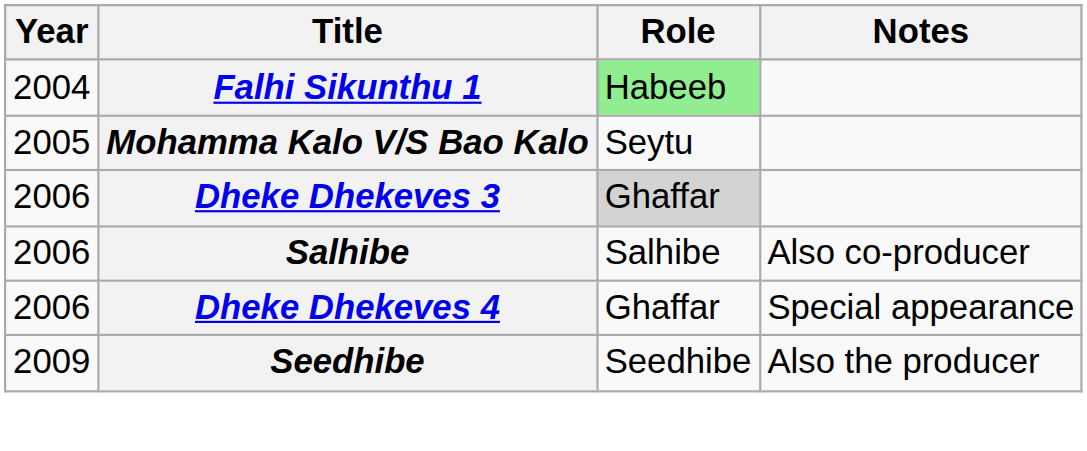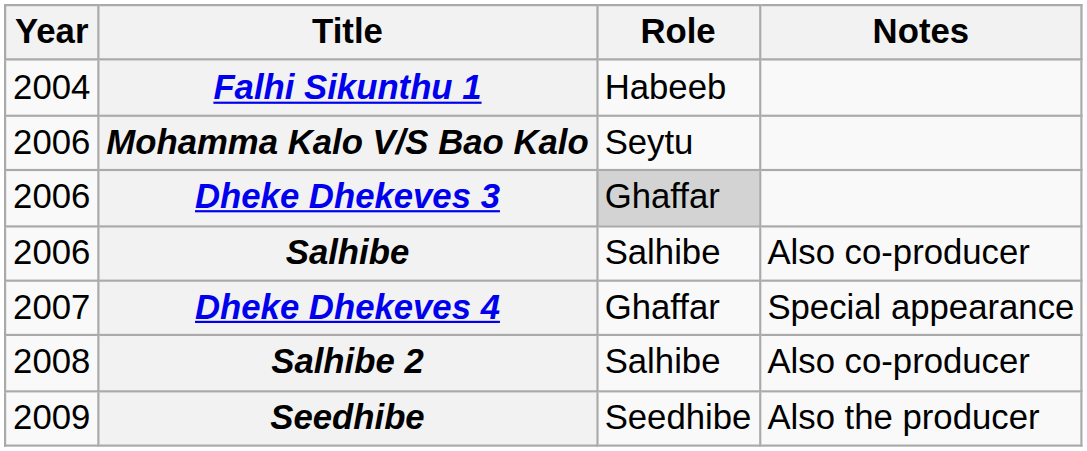(665, 87) lightgreen background -> (665, 87) no background
(52, 142) 2005 -> (52, 142) 2006
(52, 307) 2006 -> (52, 307) 2007
+ row: (347, 362)
